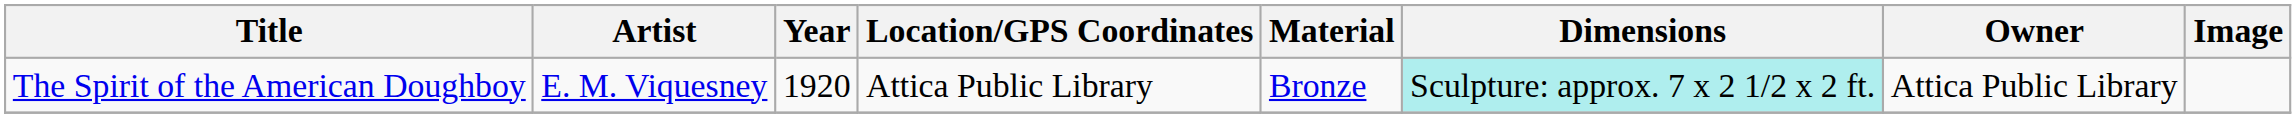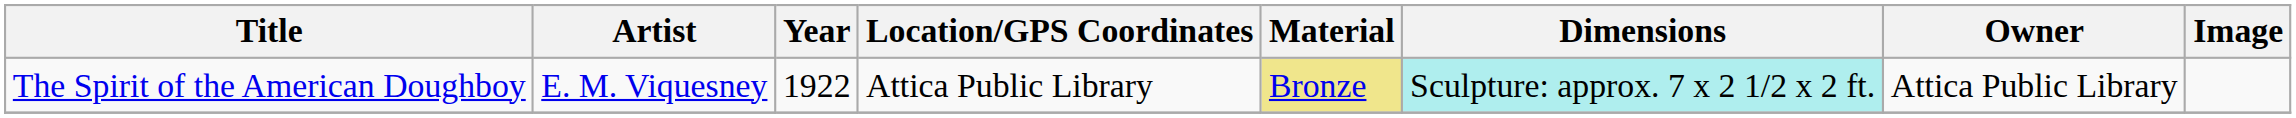(817, 84) 1920 -> (817, 84) 1922
(1318, 84) no background -> (1318, 84) khaki background
